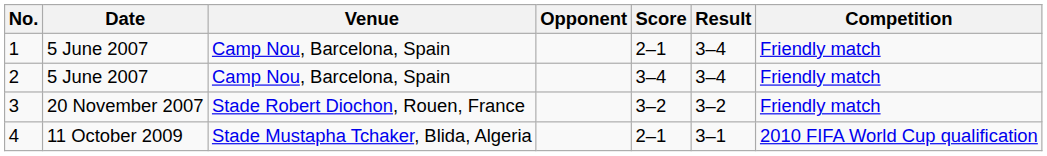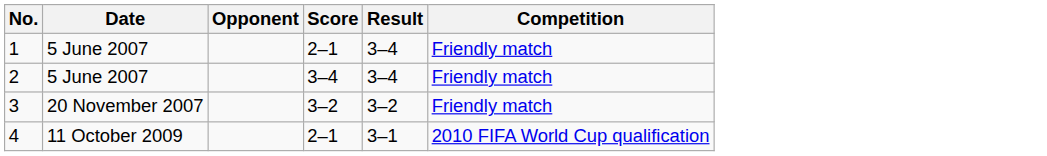- column: (372, 19)
